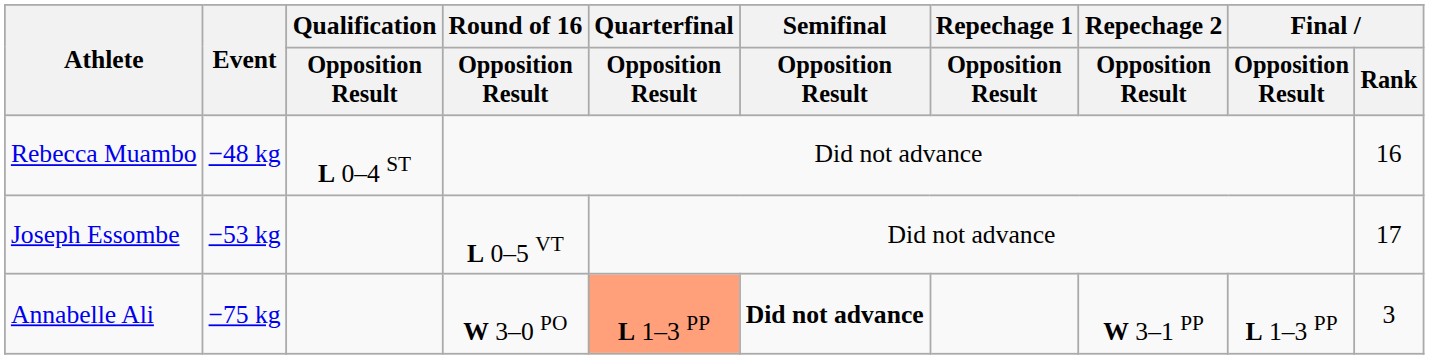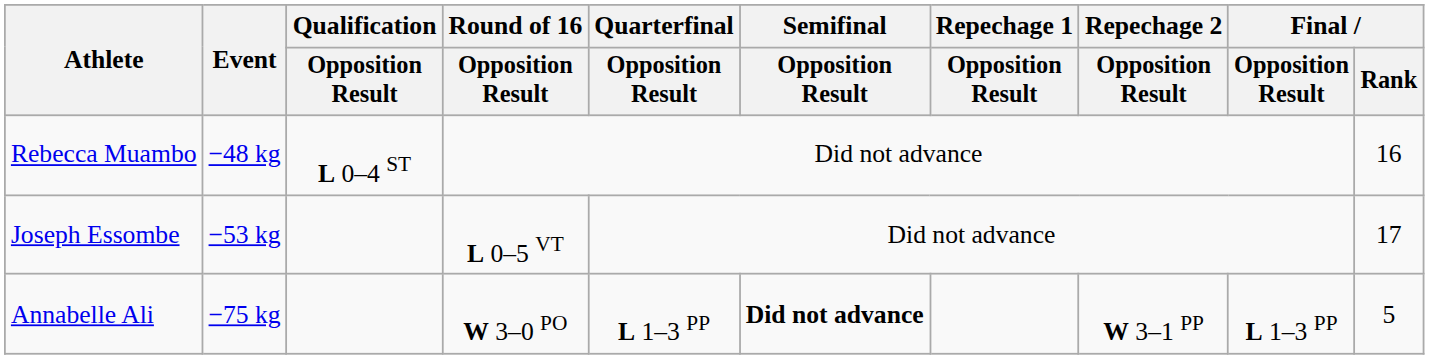(664, 329) lightsalmon background -> (664, 329) no background
(1389, 313) 3 -> (1389, 313) 5
